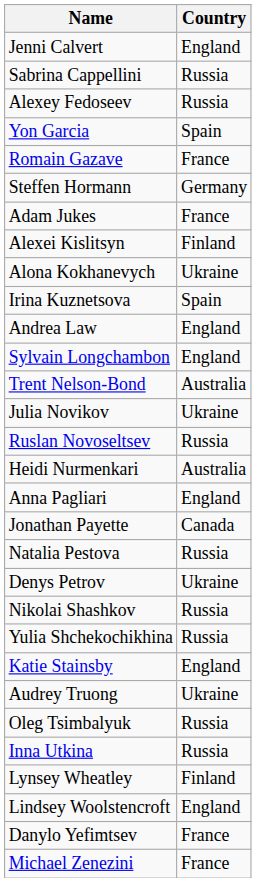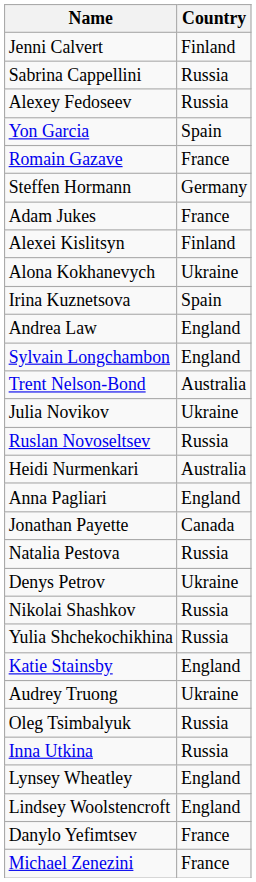(211, 46) England -> (208, 46) Finland
(208, 779) Finland -> (211, 779) England
